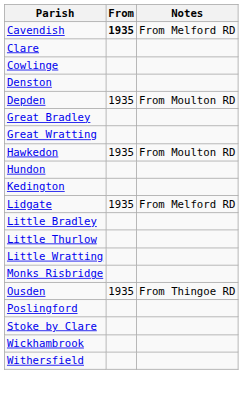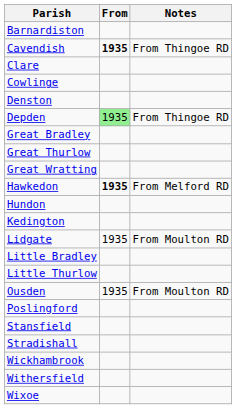+ row: (45, 30)
(187, 30) From Melford RD -> (181, 48) From Thingoe RD
(121, 100) no background -> (115, 117) lightgreen background
(187, 100) From Moulton RD -> (181, 117) From Thingoe RD
+ row: (49, 152)
(121, 152) normal -> (115, 187) bold
(187, 152) From Moulton RD -> (181, 187) From Melford RD
(187, 204) From Melford RD -> (181, 239) From Moulton RD
- row: (55, 256)
- row: (55, 274)
(187, 291) From Thingoe RD -> (181, 291) From Moulton RD
+ row: (39, 326)
- row: (52, 326)
+ row: (42, 343)
+ row: (23, 395)
